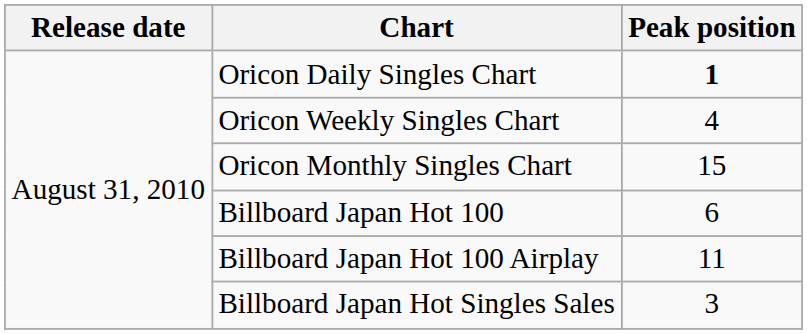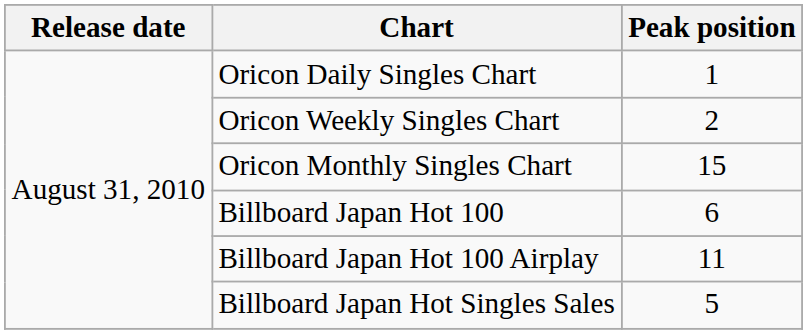(712, 73) bold -> (712, 73) normal
(712, 119) 4 -> (712, 119) 2
(712, 304) 3 -> (712, 304) 5
